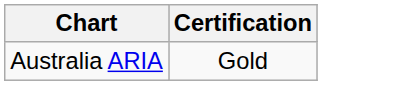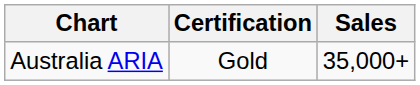+ column: (366, 23)
